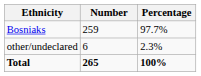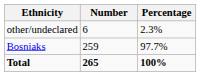rows swapped: (26, 29) <-> (42, 46)
